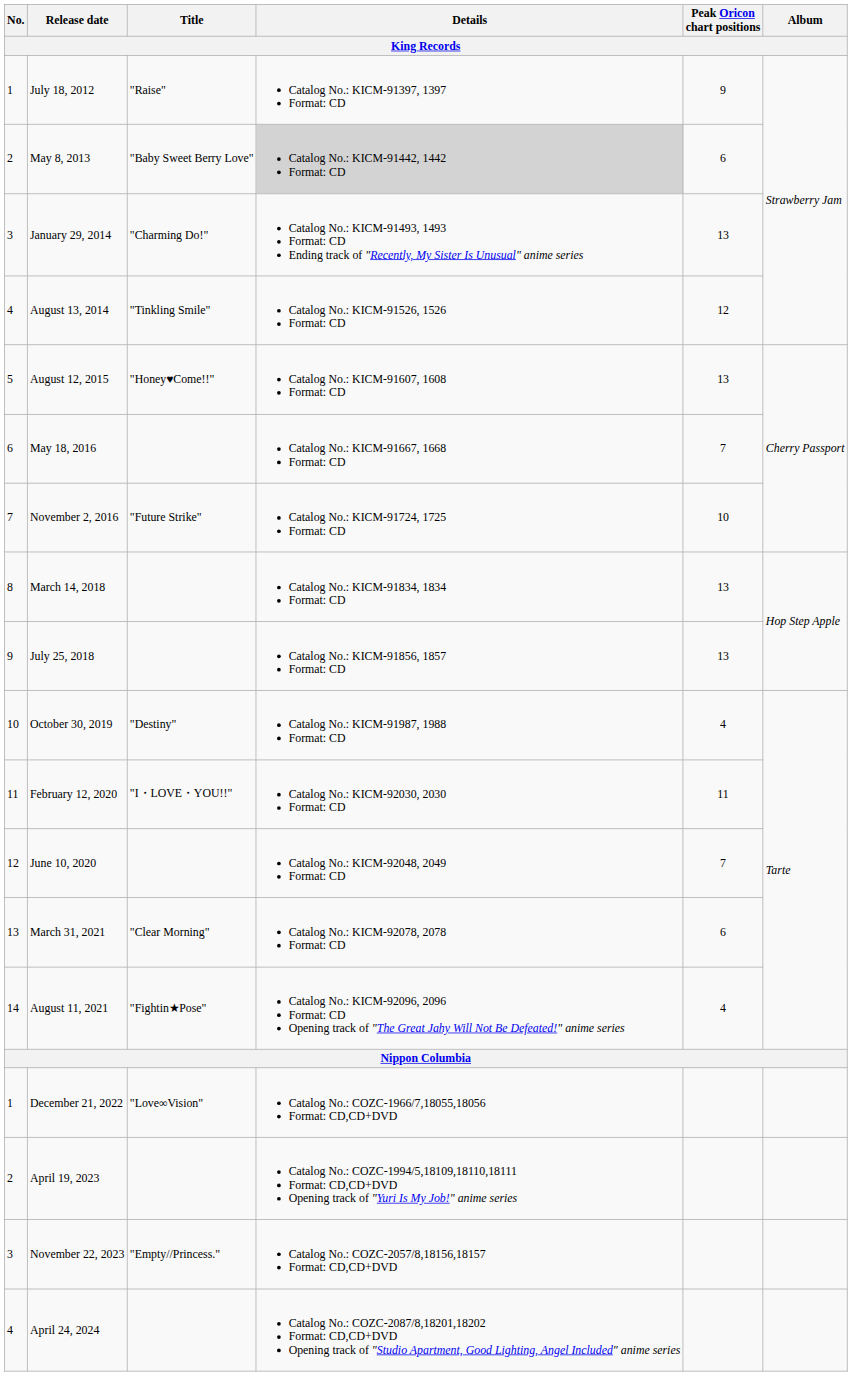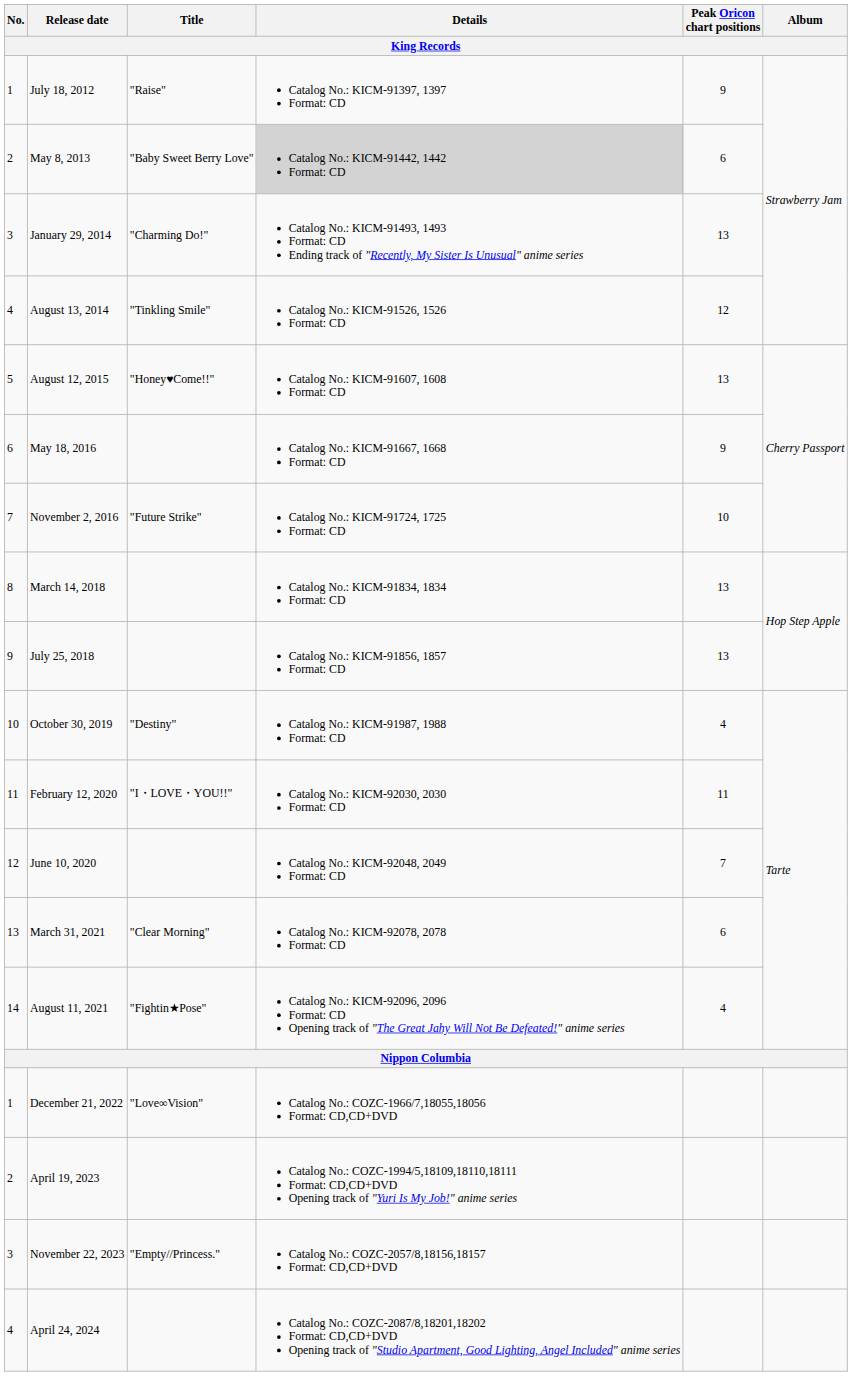(723, 448) 7 -> (723, 448) 9
